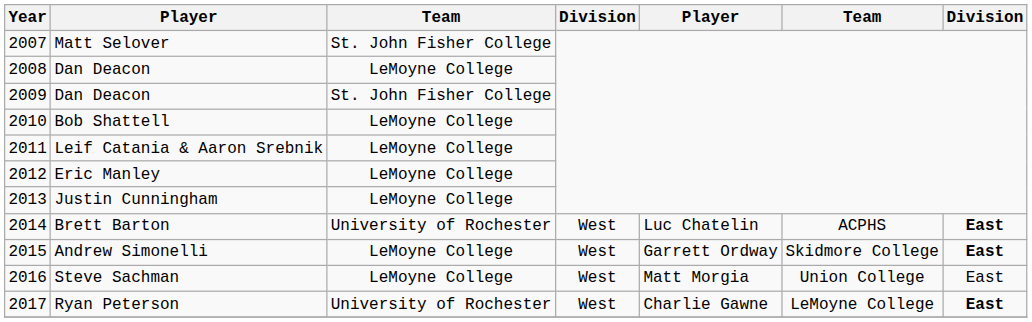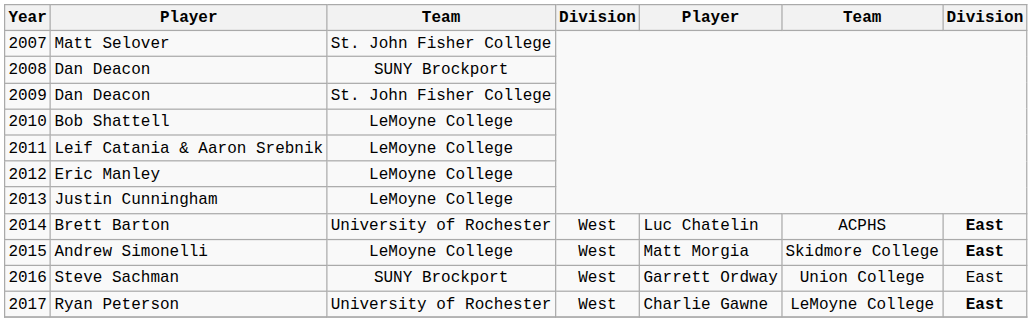(441, 70) LeMoyne College -> (441, 70) SUNY Brockport
(711, 252) Garrett Ordway -> (696, 252) Matt Morgia
(441, 278) LeMoyne College -> (441, 278) SUNY Brockport
(696, 278) Matt Morgia -> (711, 278) Garrett Ordway
